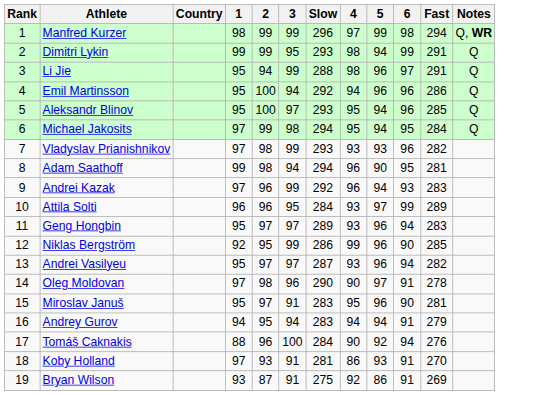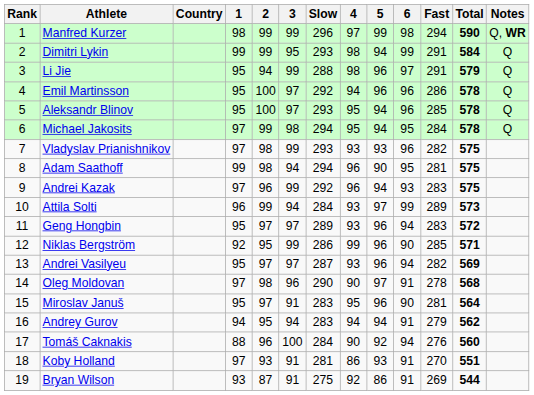+ column: (470, 14)
(292, 91) 94 -> (292, 91) 97
(266, 206) 96 -> (266, 206) 99
(292, 206) 95 -> (292, 206) 94
